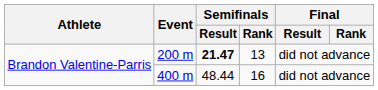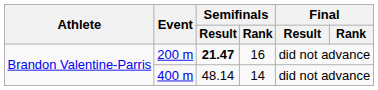(258, 55) 13 -> (258, 55) 16
(218, 75) 48.44 -> (218, 75) 48.14
(258, 75) 16 -> (258, 75) 14
